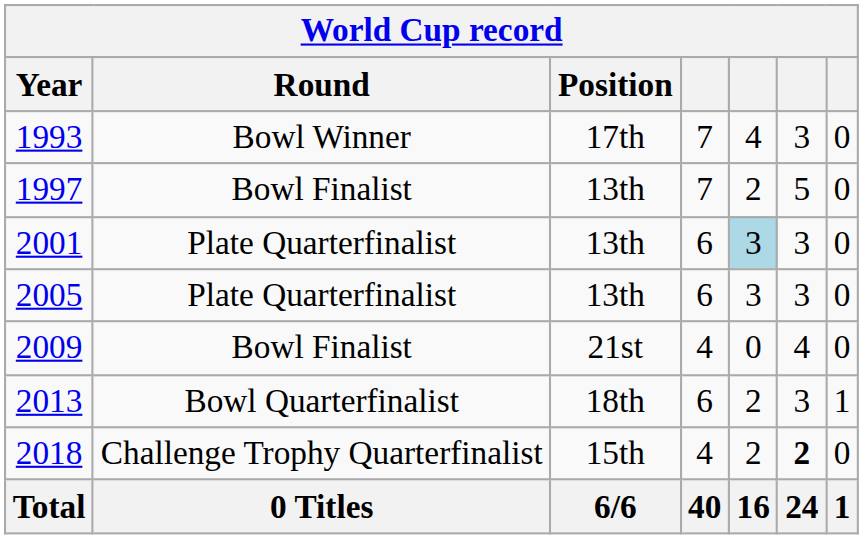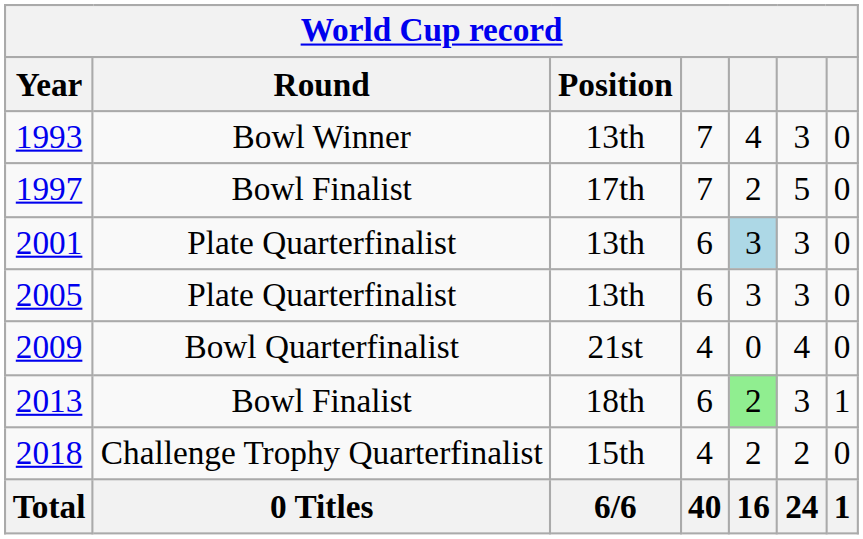(615, 136) 17th -> (615, 136) 13th
(615, 189) 13th -> (615, 189) 17th
(322, 347) Bowl Finalist -> (322, 347) Bowl Quarterfinalist
(322, 400) Bowl Quarterfinalist -> (322, 400) Bowl Finalist
(753, 400) no background -> (753, 400) lightgreen background
(802, 453) bold -> (802, 453) normal
